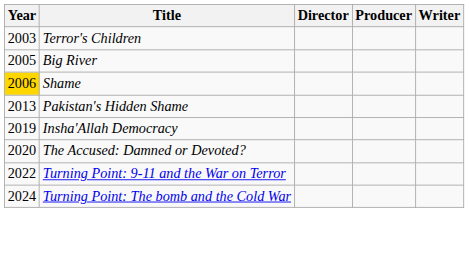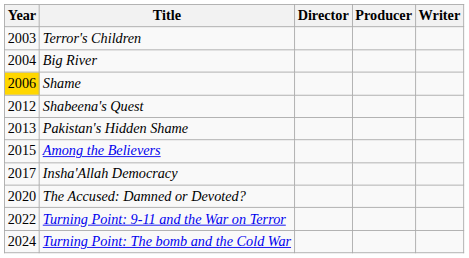(22, 60) 2005 -> (22, 60) 2004
+ row: (93, 106)
+ row: (102, 151)
(22, 128) 2019 -> (22, 173) 2017
